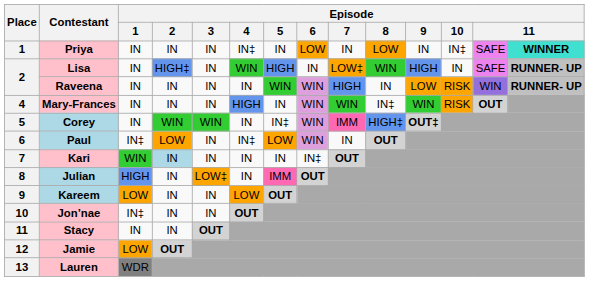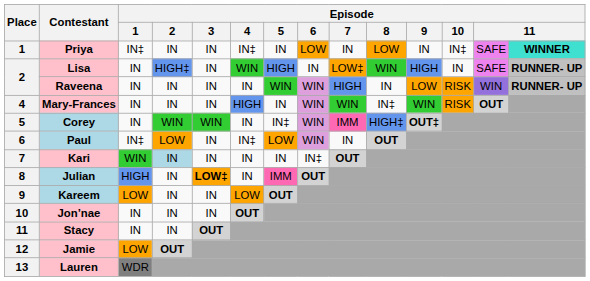(135, 50) IN -> (135, 50) IN‡
(211, 177) normal -> (211, 177) bold
(135, 213) IN‡ -> (135, 213) IN
